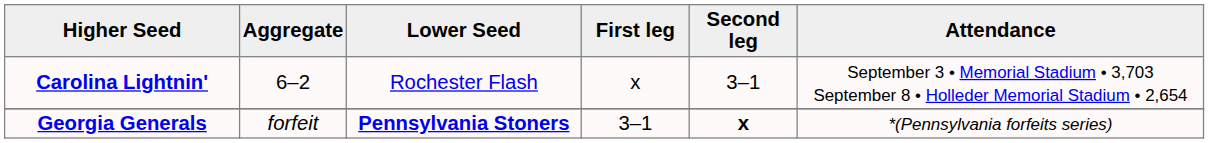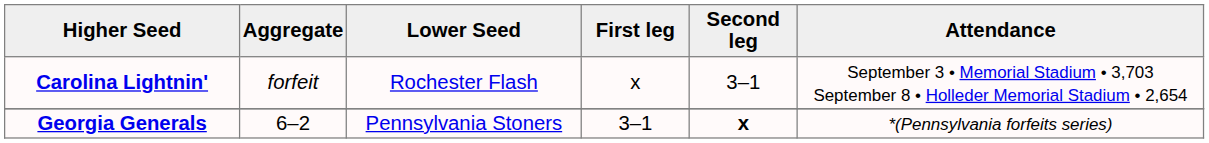(293, 82) 6–2 -> (293, 82) forfeit
(293, 123) forfeit -> (293, 123) 6–2
(464, 123) bold -> (464, 123) normal
